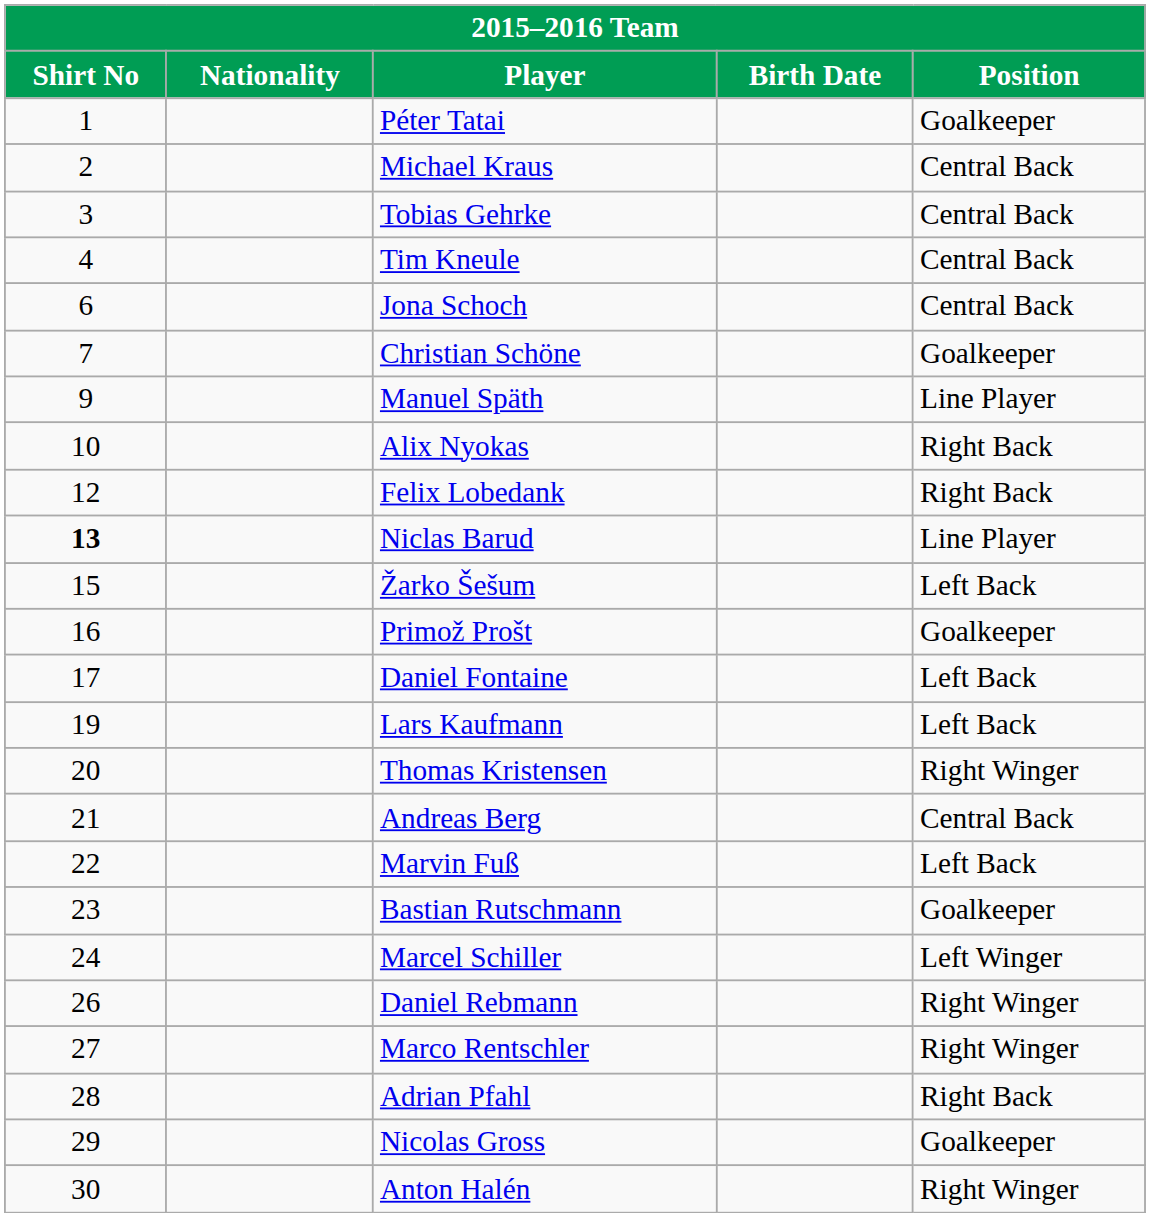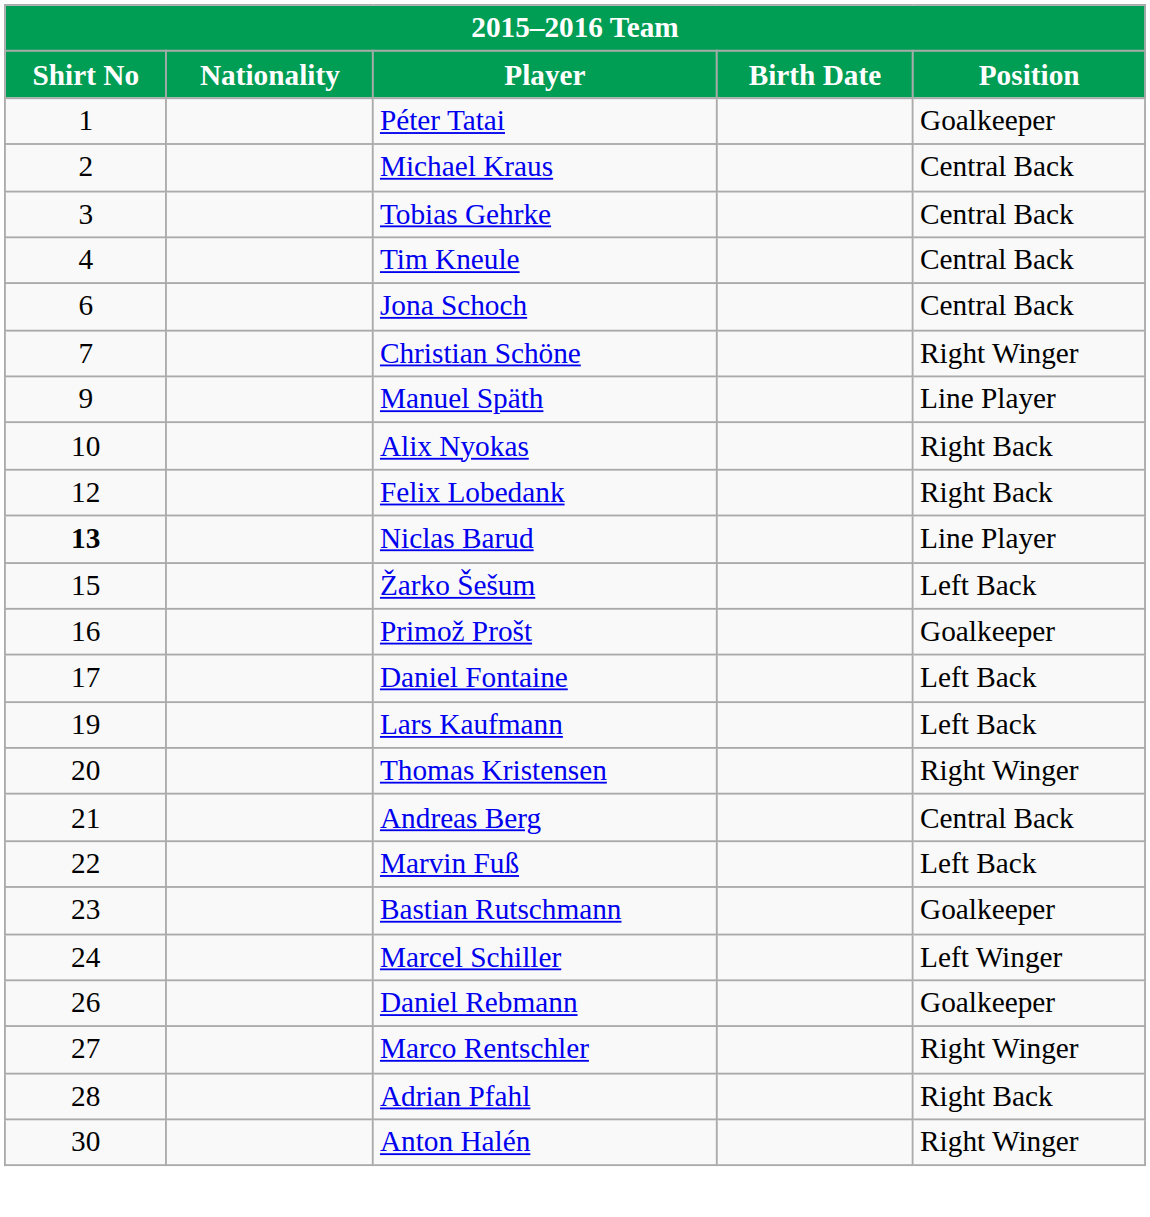(988, 352) Goalkeeper -> (999, 352) Right Winger
(999, 1002) Right Winger -> (988, 1002) Goalkeeper
- row: (463, 1142)
